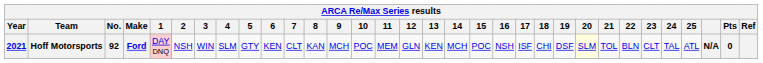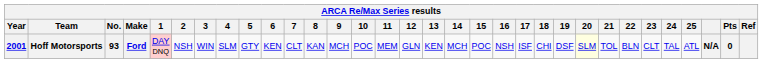(16, 46) 2021 -> (16, 46) 2001
(114, 46) 92 -> (114, 46) 93
